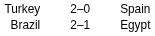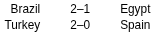rows swapped: (25, 25) <-> (22, 8)
